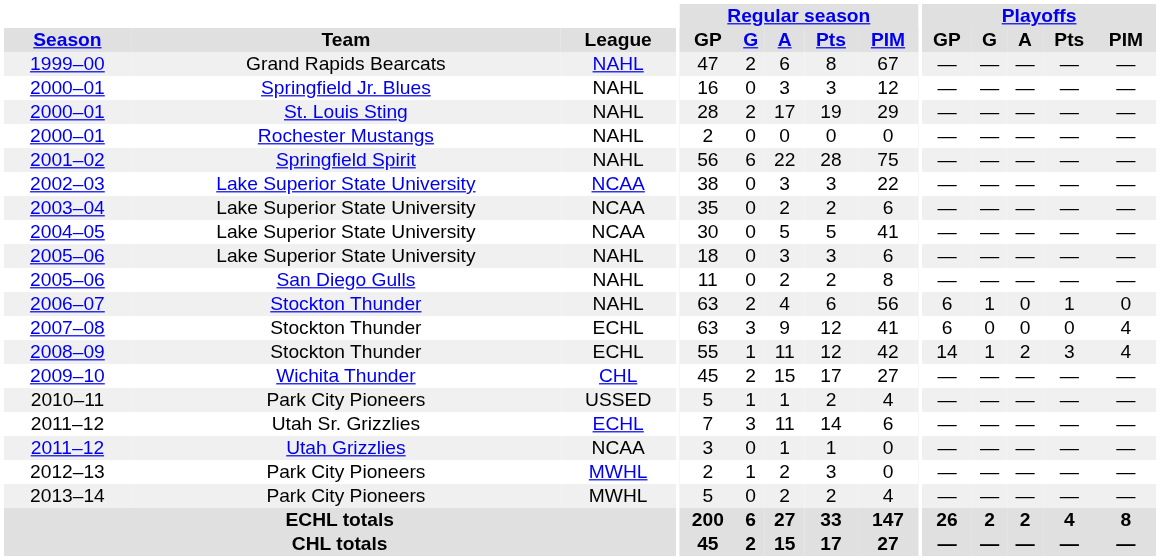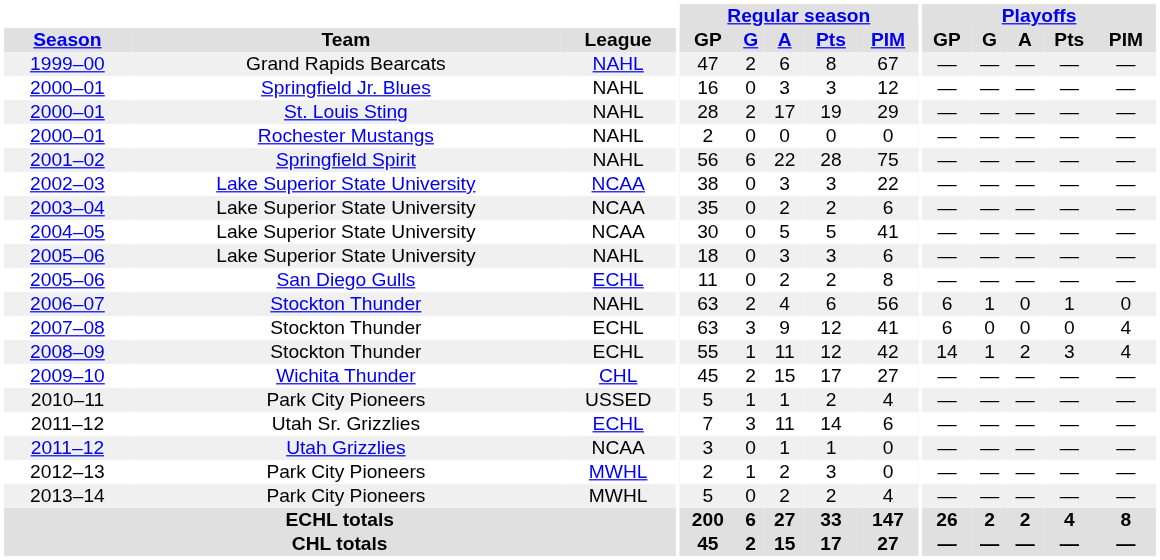(618, 279) NAHL -> (618, 279) ECHL
